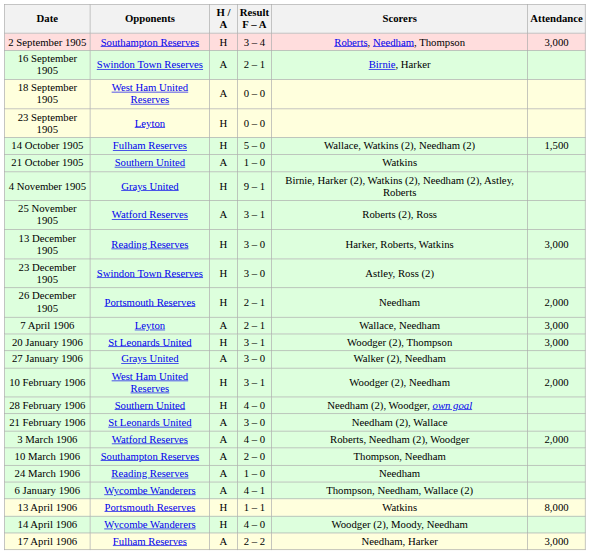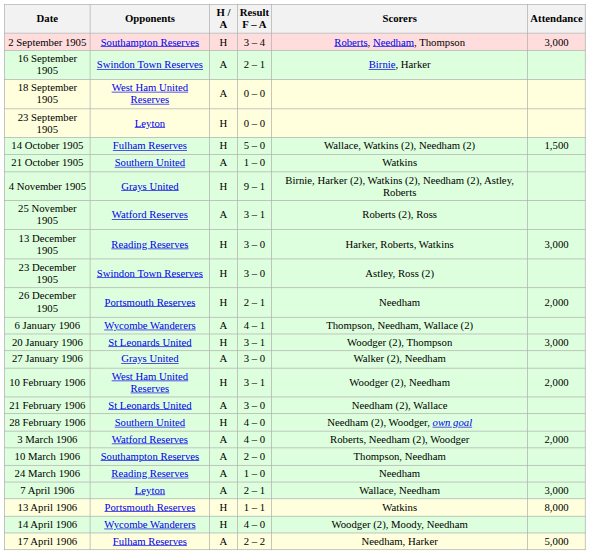rows swapped: (47, 490) <-> (47, 325)
rows swapped: (47, 422) <-> (47, 405)
(557, 541) 3,000 -> (557, 541) 5,000
